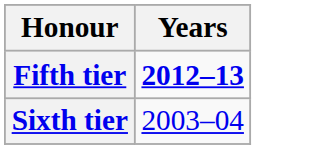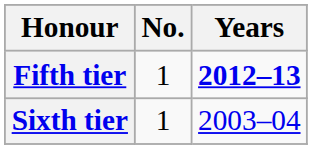+ column: (163, 27)
